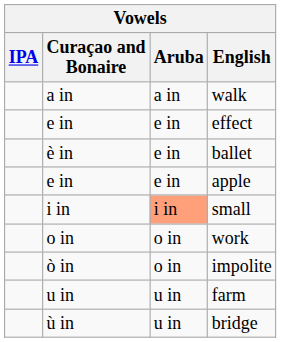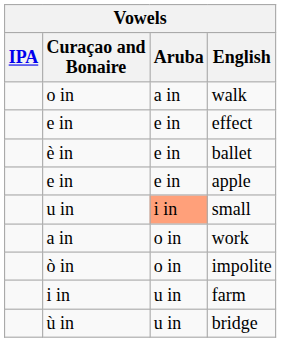(60, 95) a in -> (60, 95) o in
(58, 209) i in -> (60, 209) u in
(60, 237) o in -> (60, 237) a in
(60, 294) u in -> (58, 294) i in
